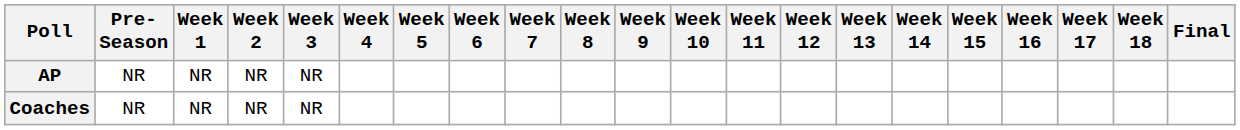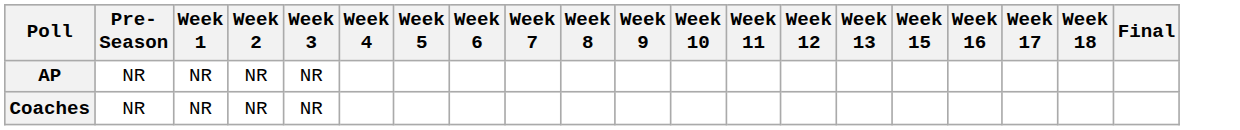- column: (919, 32)
